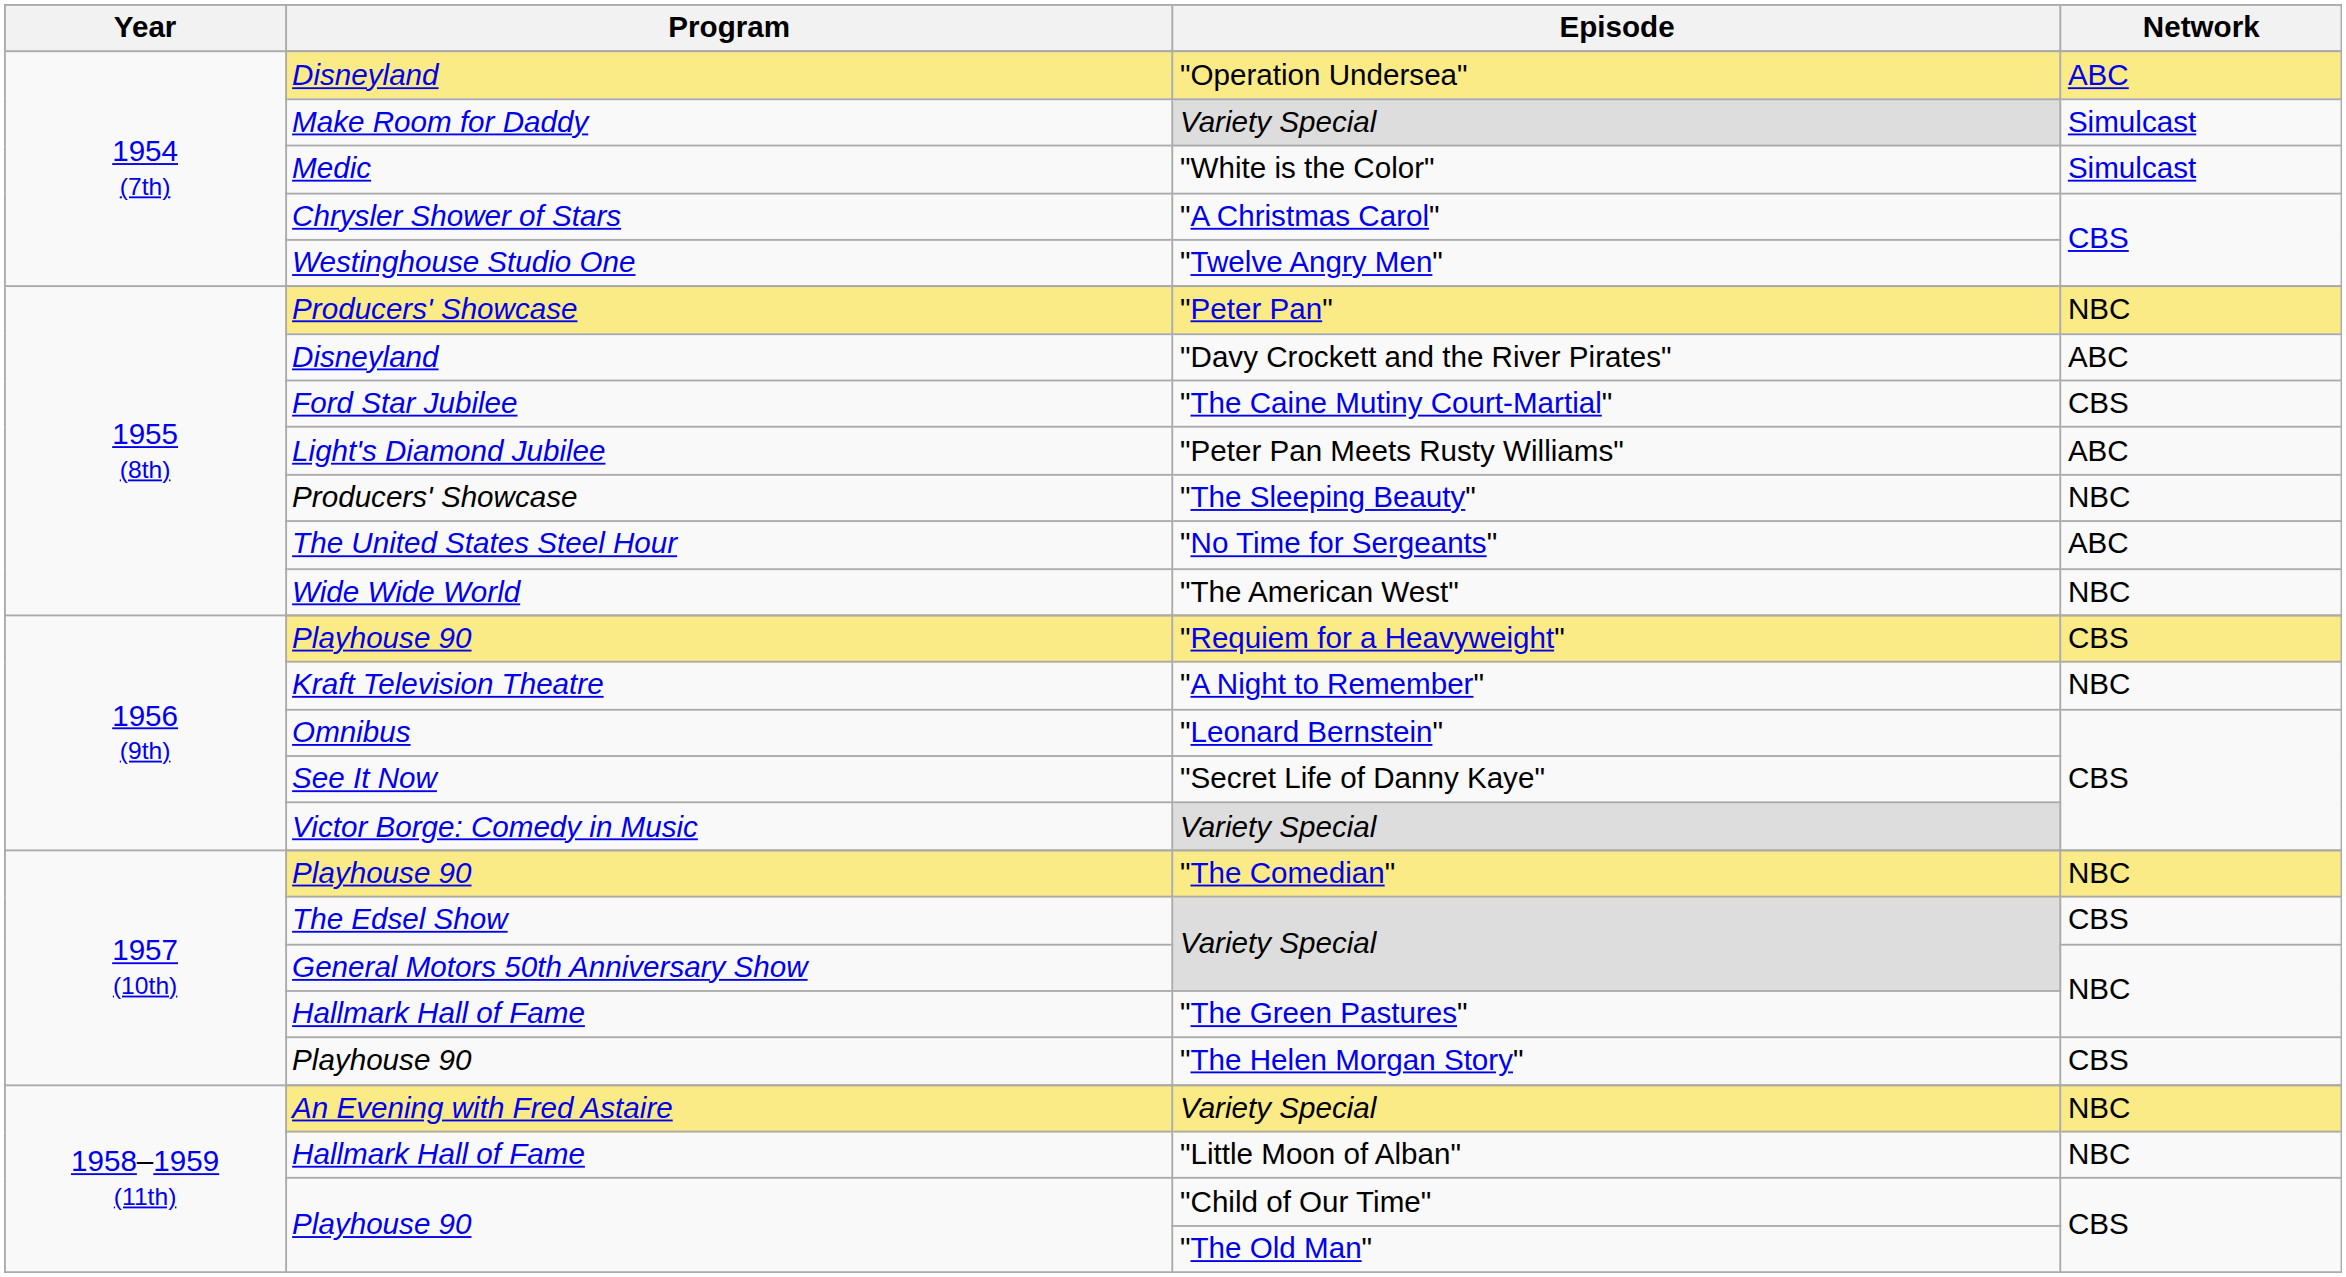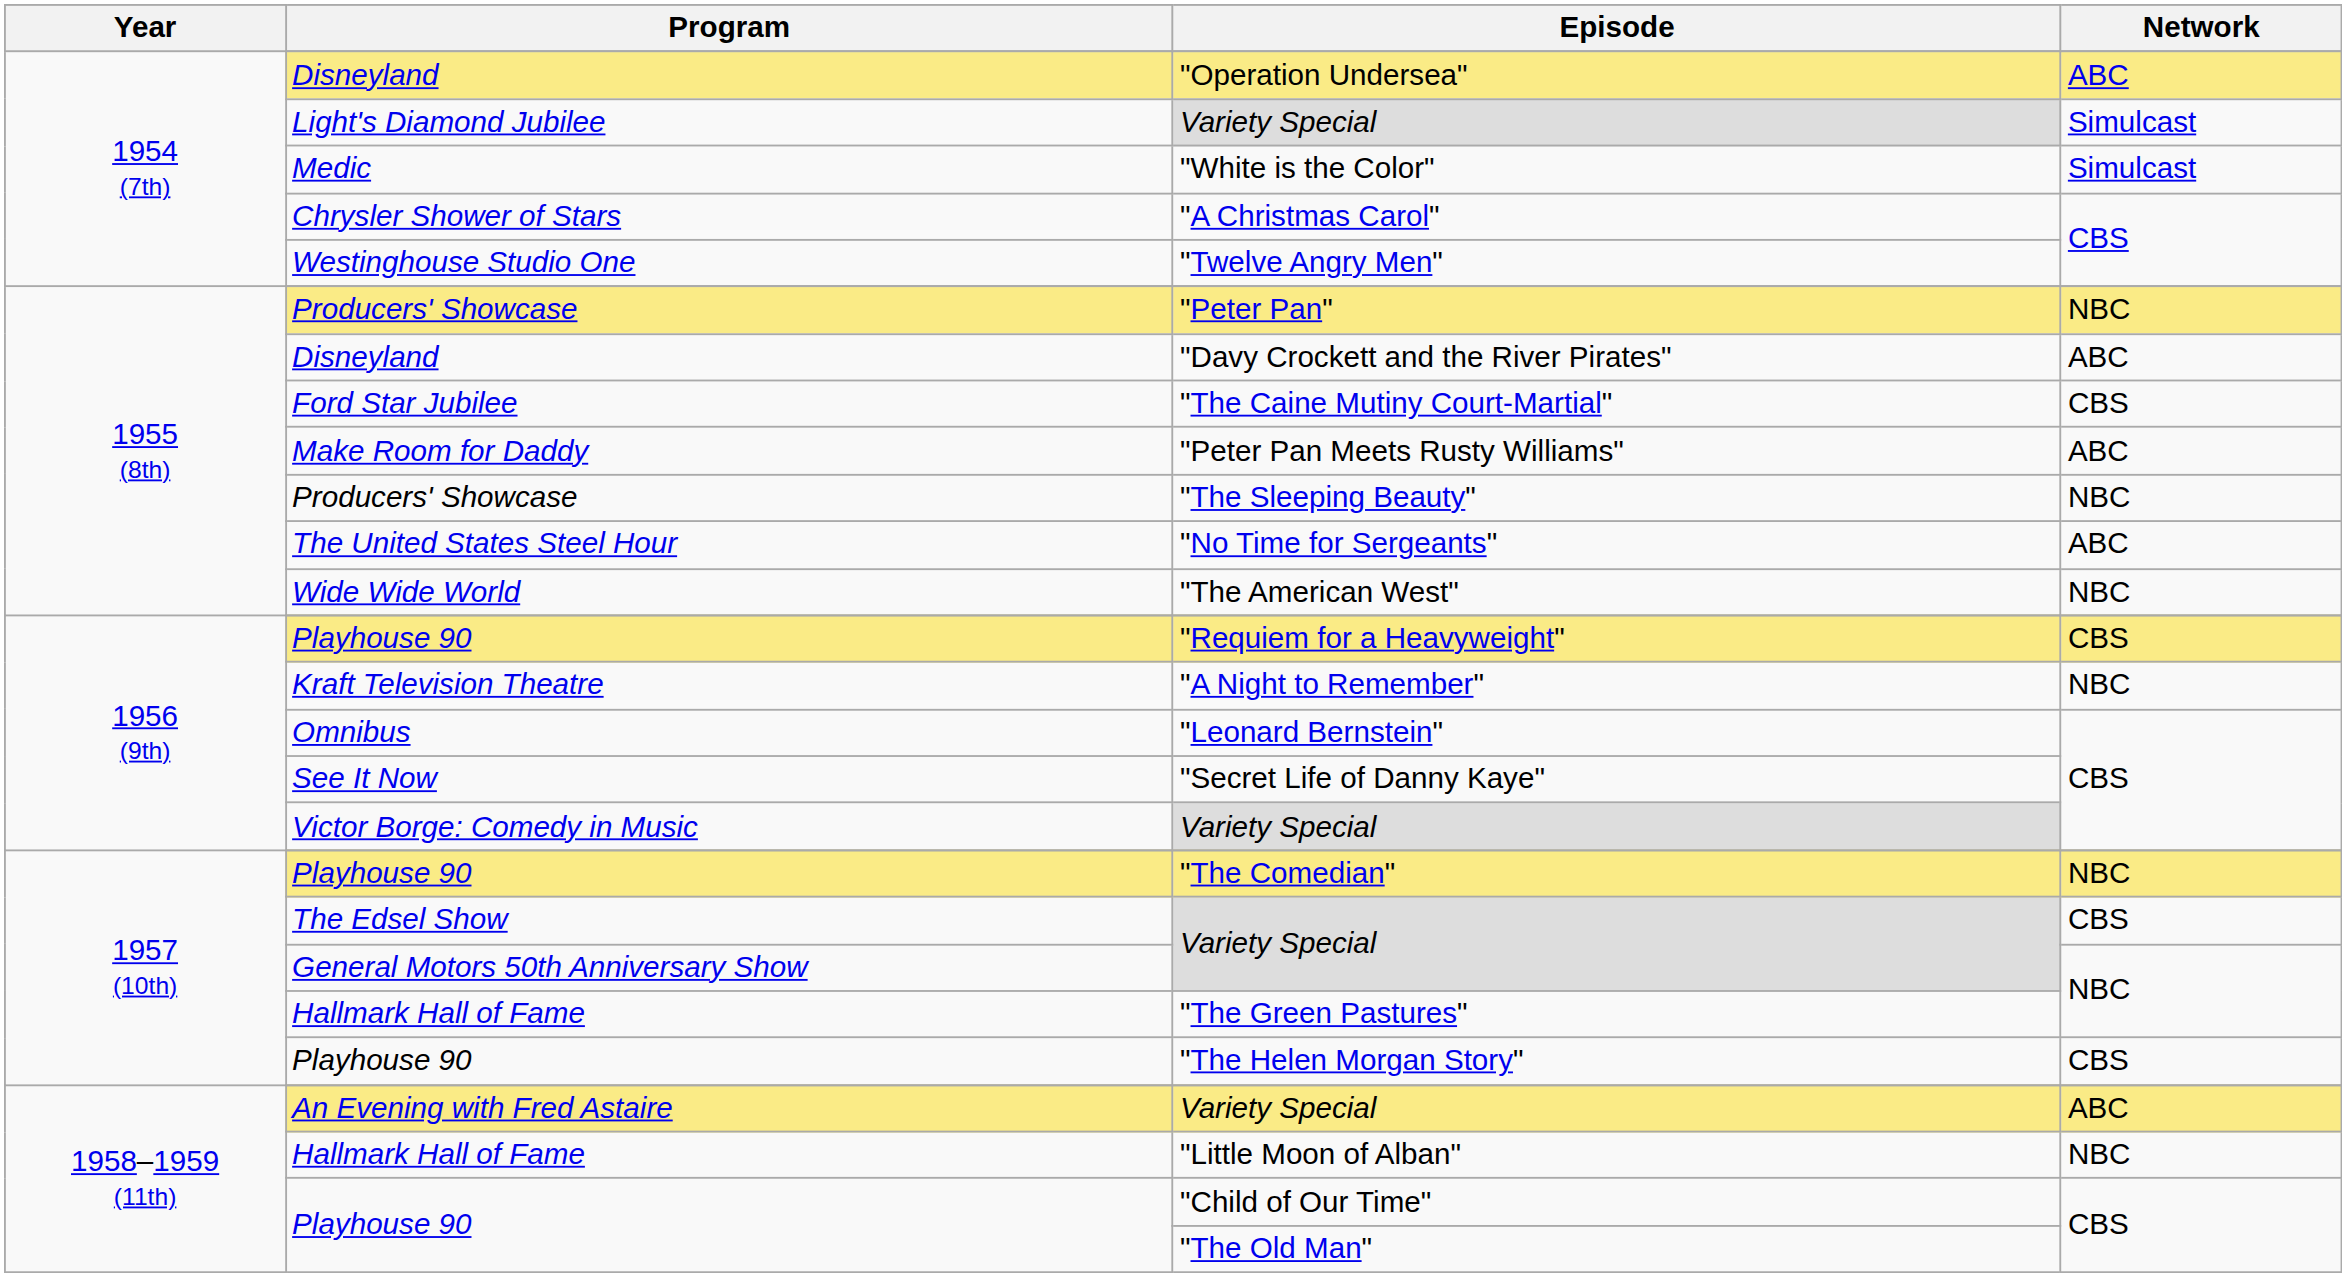(440, 121) Make Room for Daddy -> (449, 121) Light's Diamond Jubilee
(449, 450) Light's Diamond Jubilee -> (440, 450) Make Room for Daddy
(2099, 1107) NBC -> (2098, 1107) ABC
